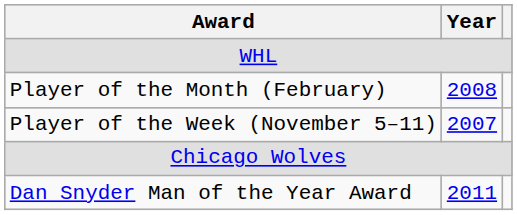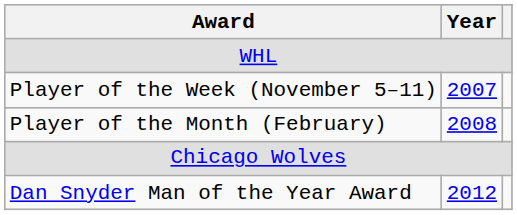rows swapped: (223, 124) <-> (198, 90)
(472, 192) 2011 -> (472, 192) 2012
